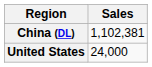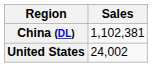(109, 52) 24,000 -> (109, 52) 24,002
